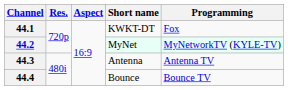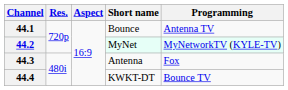(131, 28) KWKT-DT -> (124, 28) Bounce
(172, 28) Fox -> (189, 28) Antenna TV
(189, 61) Antenna TV -> (172, 61) Fox
(124, 77) Bounce -> (131, 77) KWKT-DT
